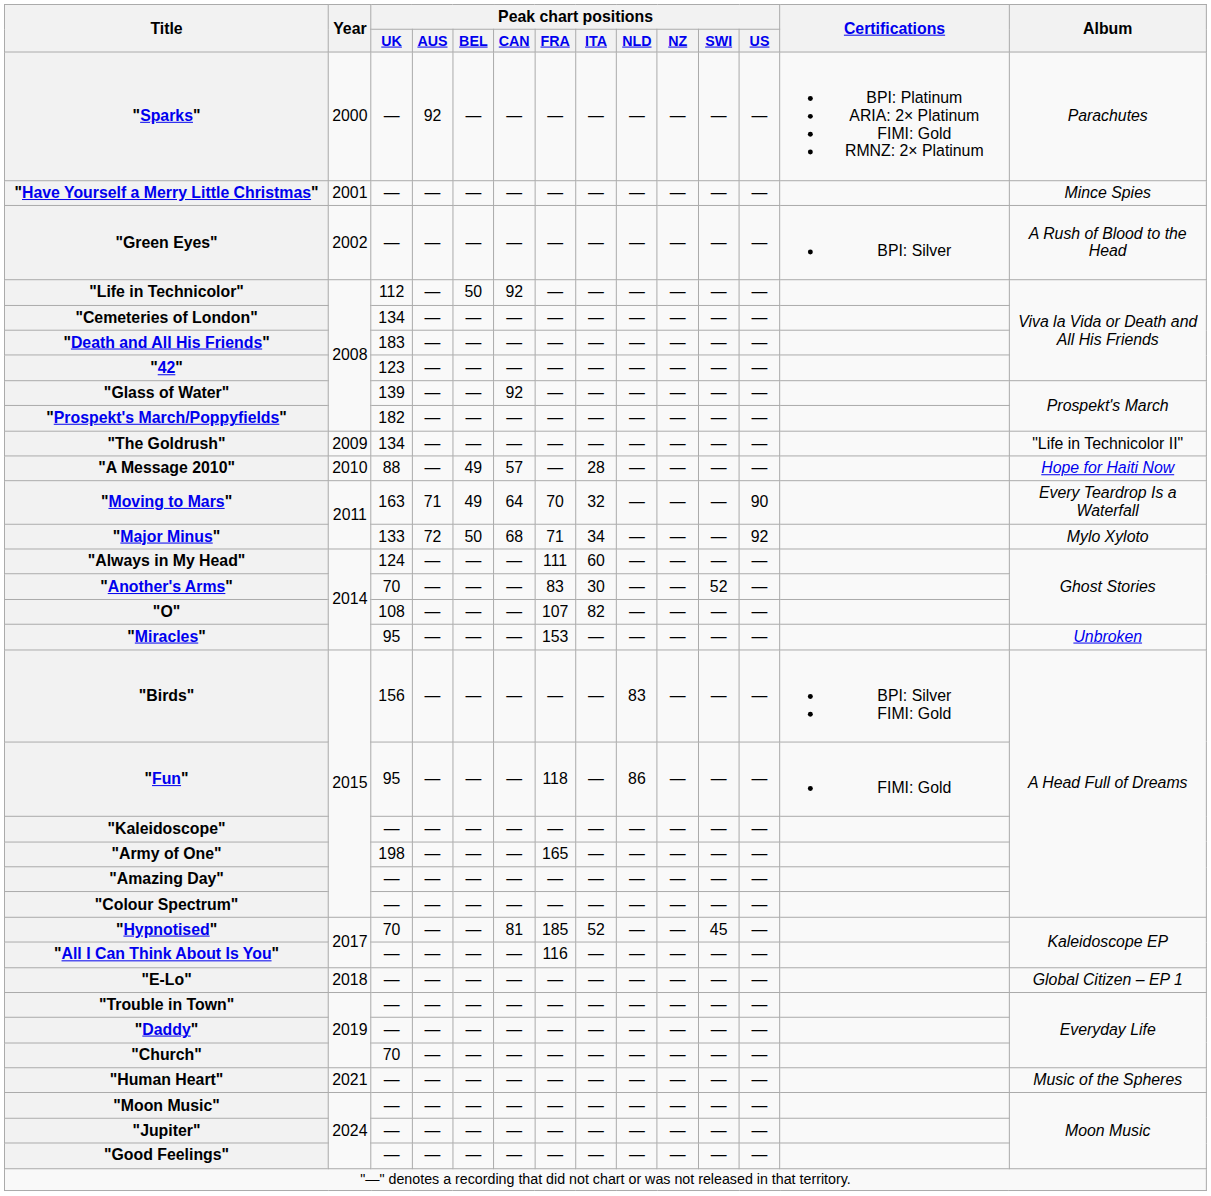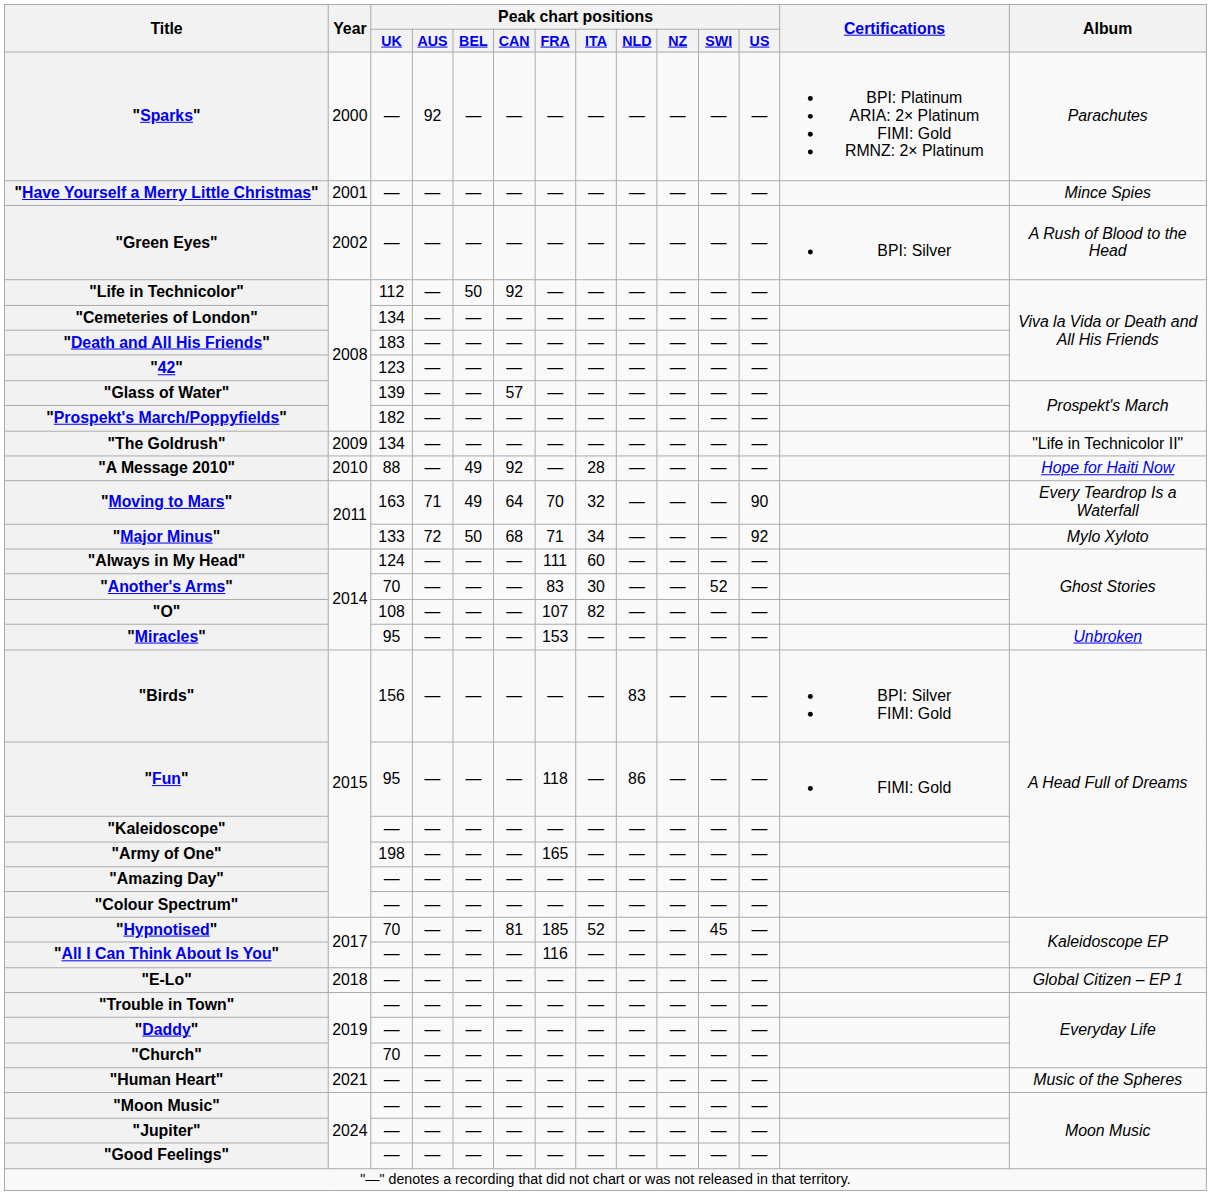(514, 393) 92 -> (514, 393) 57
(514, 468) 57 -> (514, 468) 92
